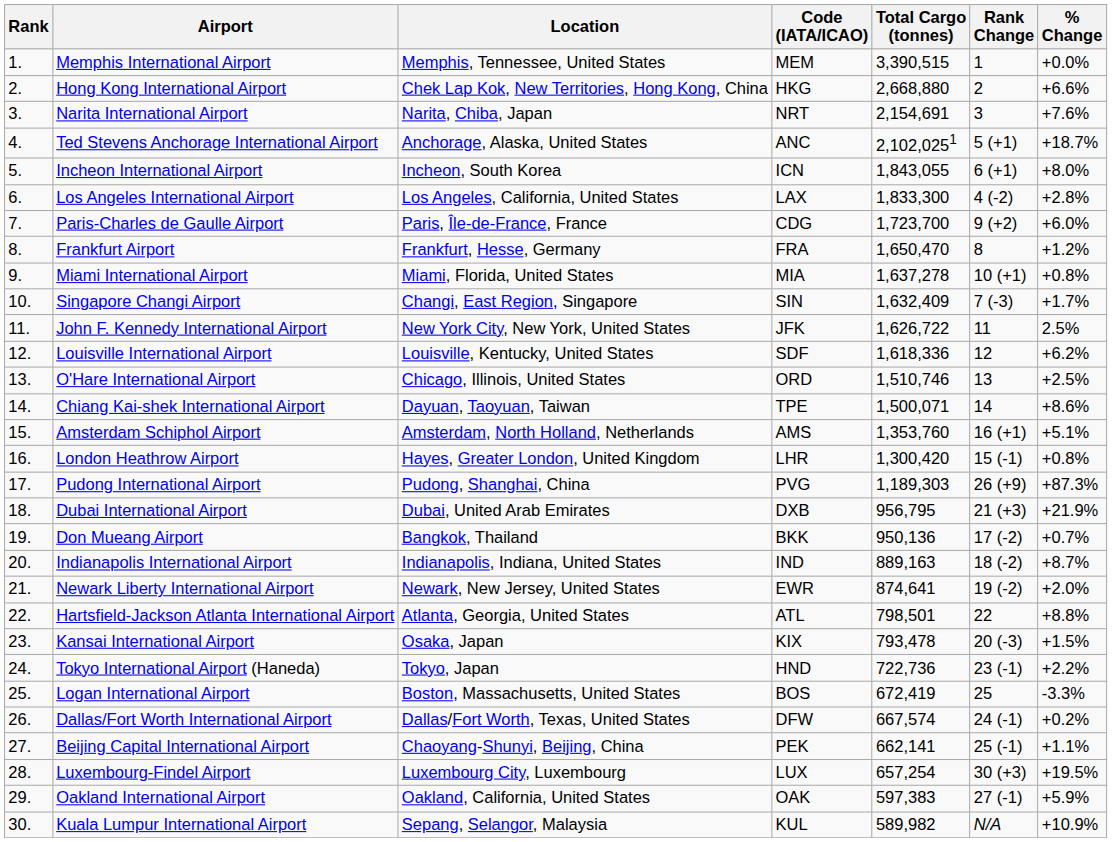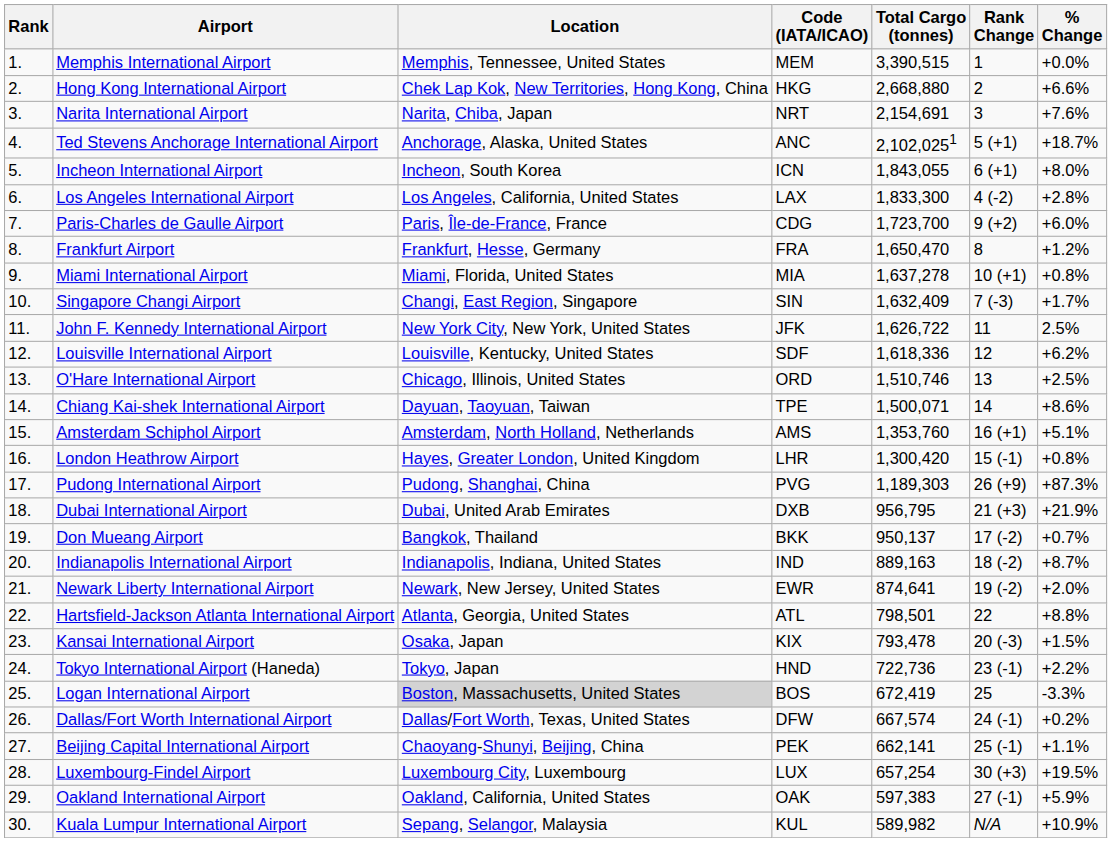(906, 537) 950,136 -> (906, 537) 950,137
(541, 693) no background -> (541, 693) lightgrey background
